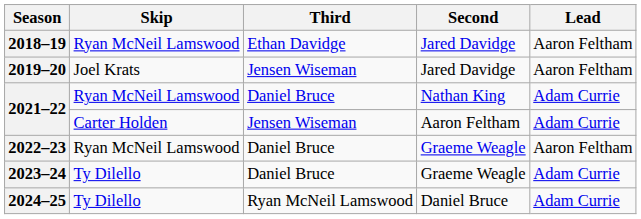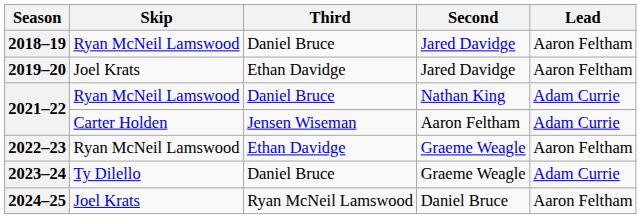(296, 43) Ethan Davidge -> (291, 43) Daniel Bruce
(302, 69) Jensen Wiseman -> (296, 69) Ethan Davidge
(291, 148) Daniel Bruce -> (296, 148) Ethan Davidge
(107, 200) Ty Dilello -> (107, 200) Joel Krats
(576, 200) Adam Currie -> (583, 200) Aaron Feltham
